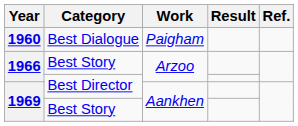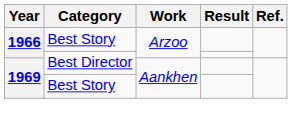- row: (24, 39)
